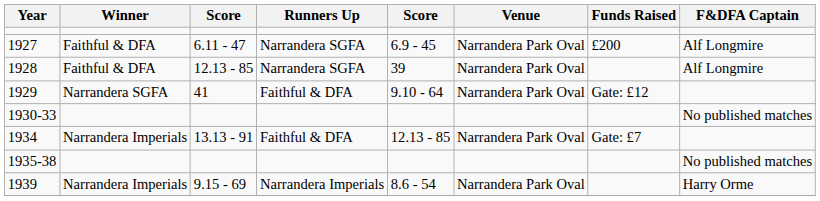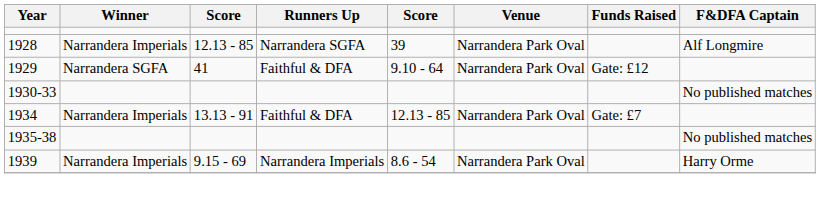- row: (22, 45)
(109, 68) Faithful & DFA -> (125, 45) Narrandera Imperials
